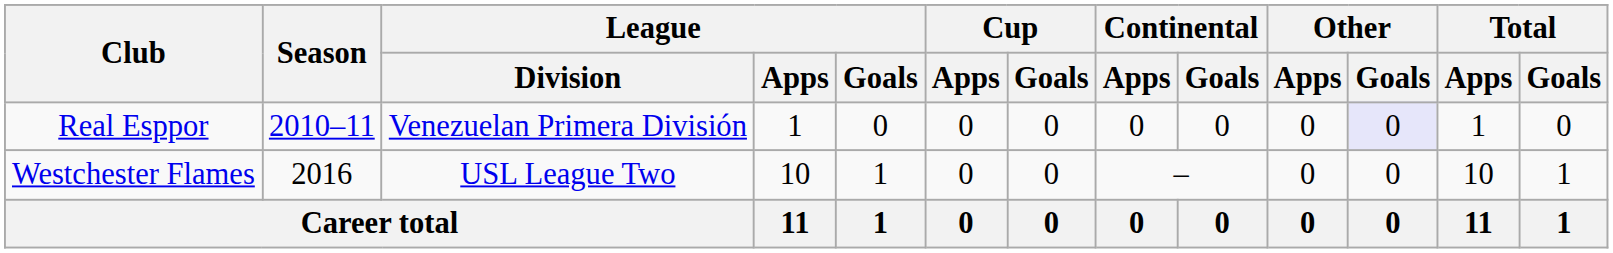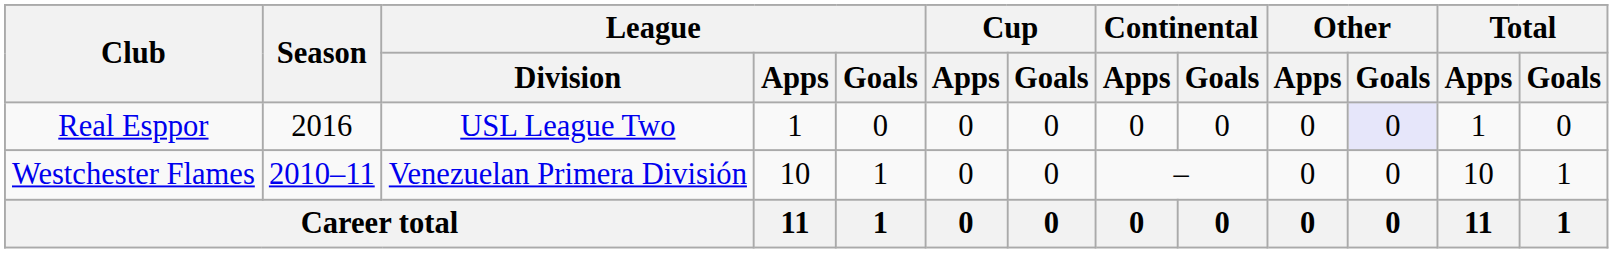(322, 125) 2010–11 -> (322, 125) 2016
(568, 125) Venezuelan Primera División -> (568, 125) USL League Two
(322, 174) 2016 -> (322, 174) 2010–11
(568, 174) USL League Two -> (568, 174) Venezuelan Primera División
